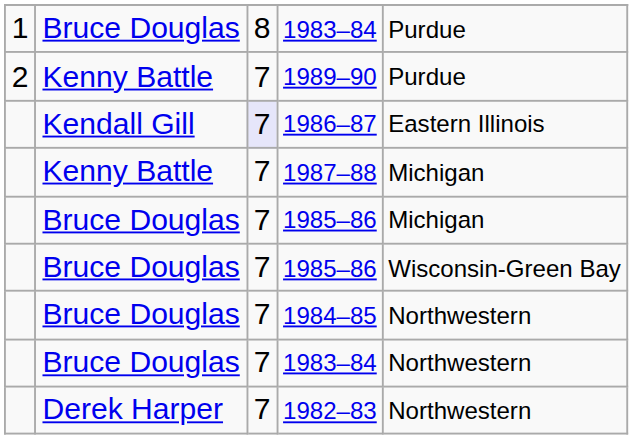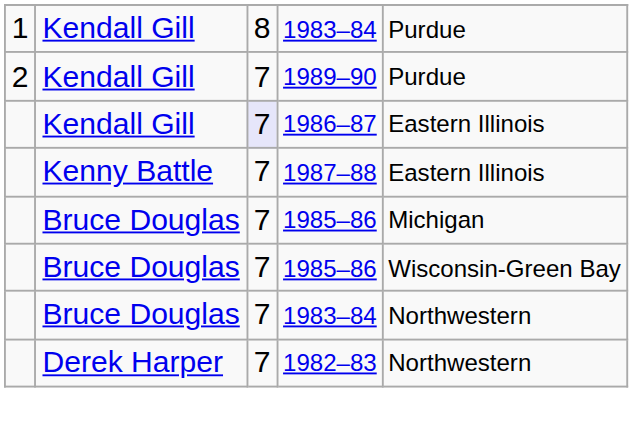(141, 28) Bruce Douglas -> (119, 28) Kendall Gill
(128, 76) Kenny Battle -> (119, 76) Kendall Gill
(436, 172) Michigan -> (466, 172) Eastern Illinois
- row: (20, 315)
